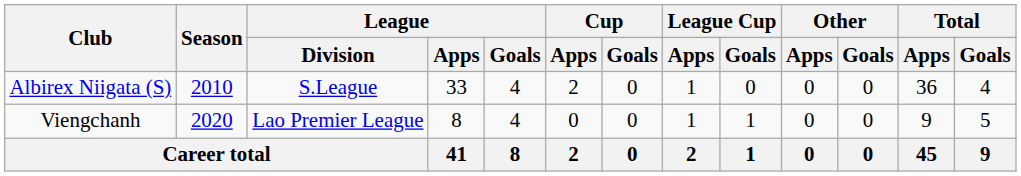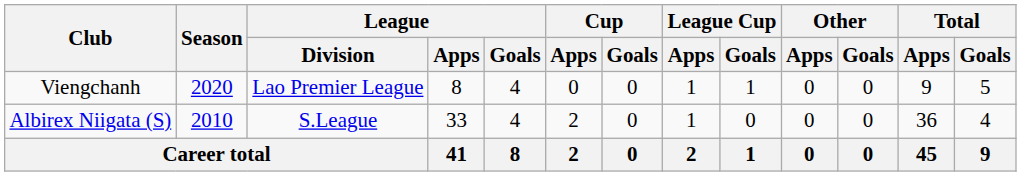rows swapped: (90, 87) <-> (90, 120)
